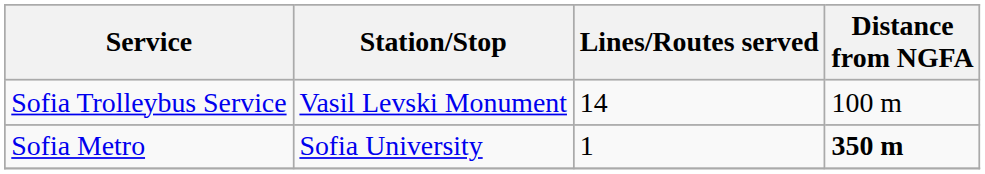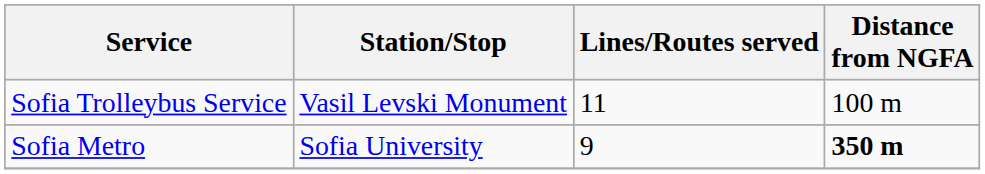(594, 102) 14 -> (593, 102) 11
(587, 146) 1 -> (587, 146) 9
